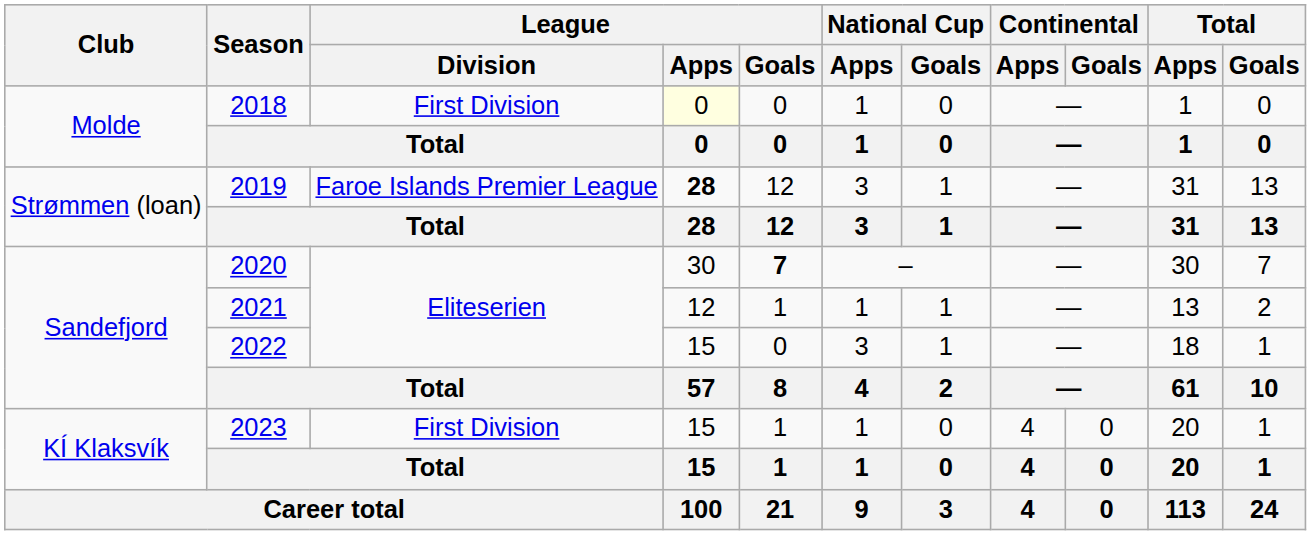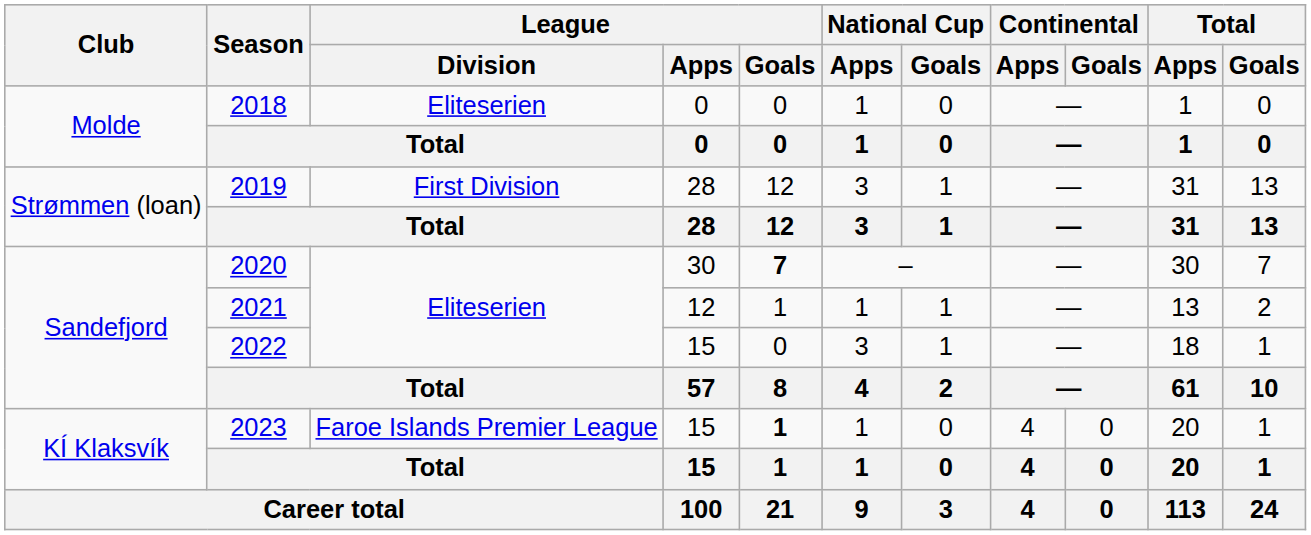(487, 105) First Division -> (487, 105) Eliteserien
(701, 105) lightyellow background -> (701, 105) no background
(487, 186) Faroe Islands Premier League -> (487, 186) First Division
(701, 186) bold -> (701, 186) normal
(487, 428) First Division -> (487, 428) Faroe Islands Premier League
(780, 428) normal -> (780, 428) bold
